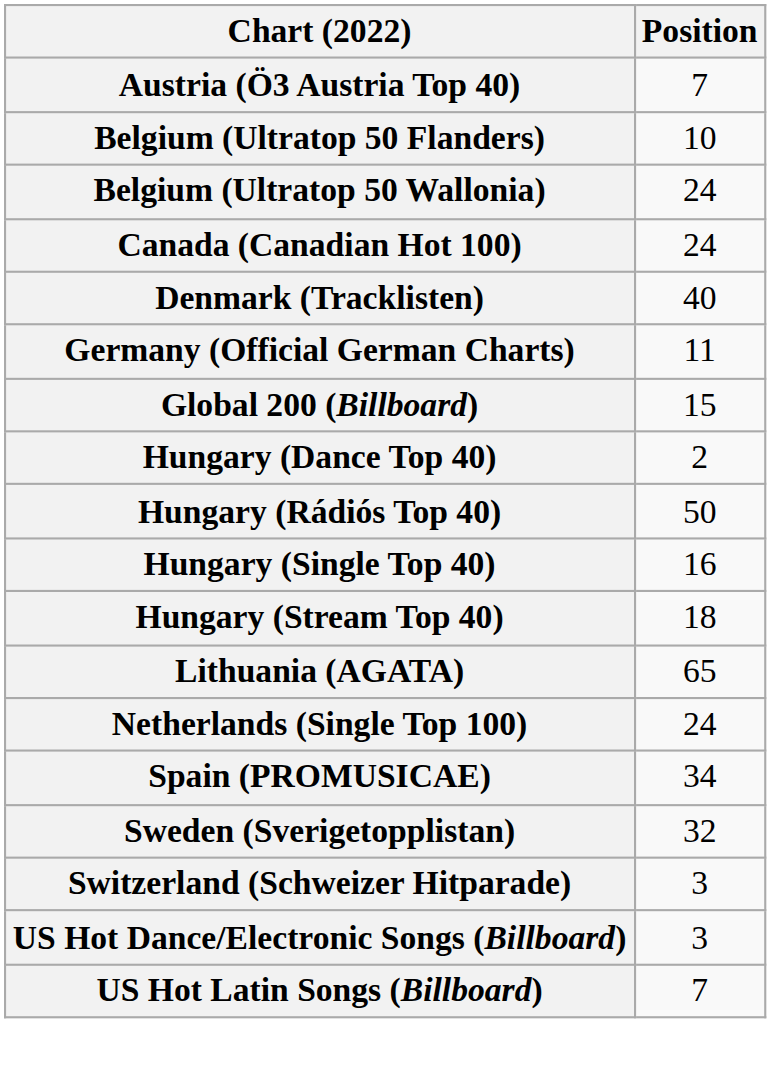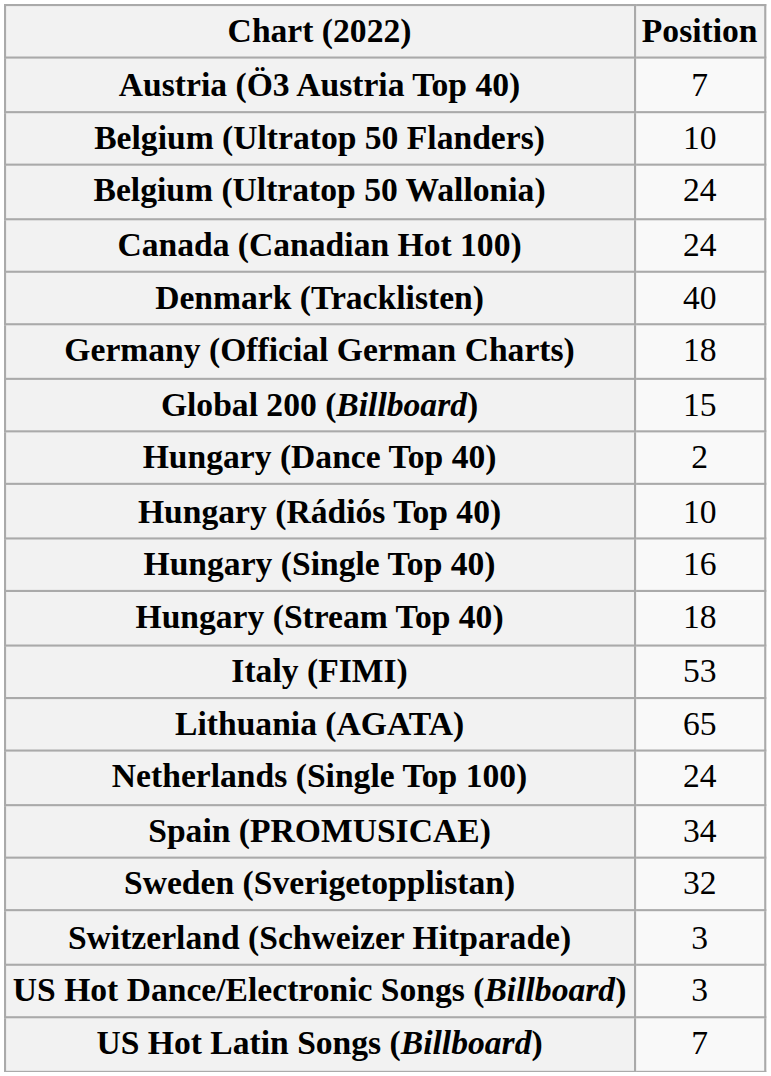(700, 350) 11 -> (700, 350) 18
(700, 510) 50 -> (700, 510) 10
+ row: (320, 670)
